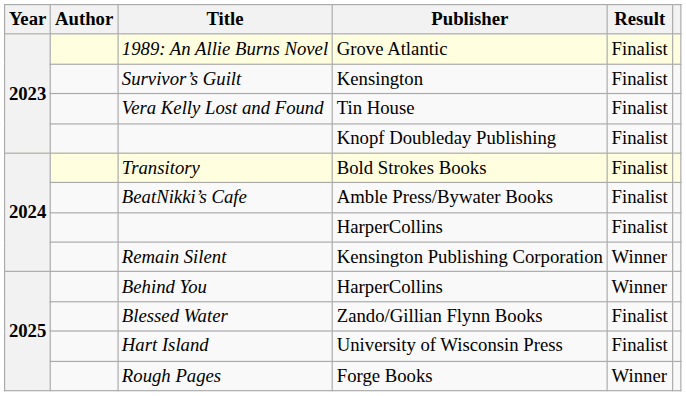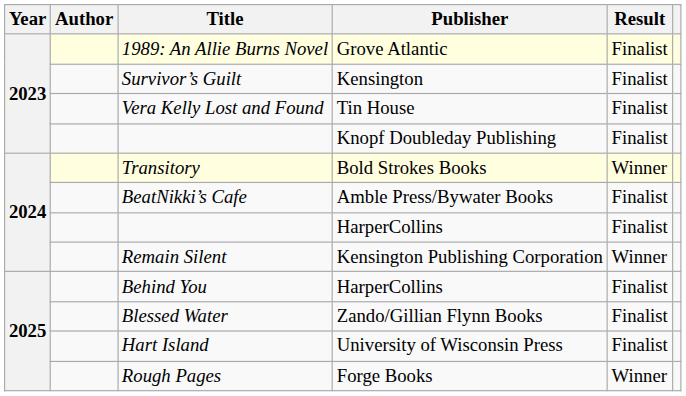(640, 167) Finalist -> (639, 167) Winner
(639, 286) Winner -> (640, 286) Finalist
